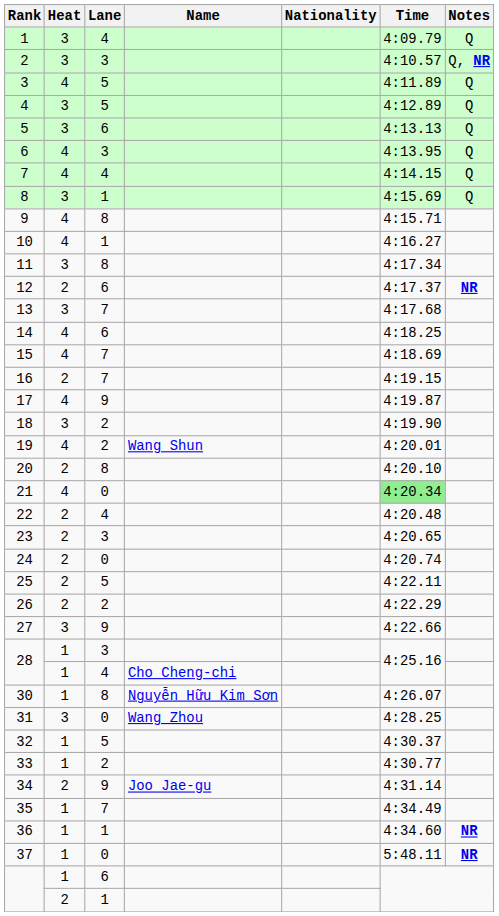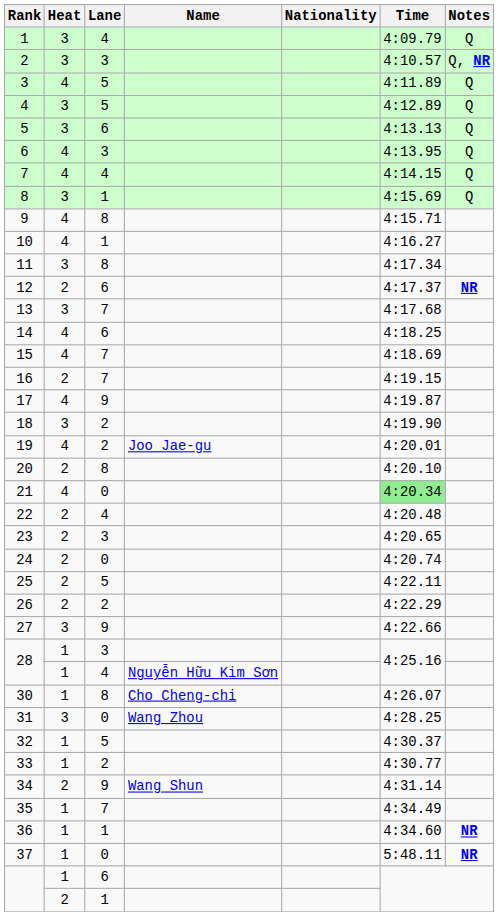(165, 447) Wang Shun -> (170, 447) Joo Jae-gu
(182, 673) Cho Cheng-chi -> (203, 673) Nguyễn Hữu Kim Sơn
(203, 696) Nguyễn Hữu Kim Sơn -> (182, 696) Cho Cheng-chi
(170, 787) Joo Jae-gu -> (165, 787) Wang Shun
